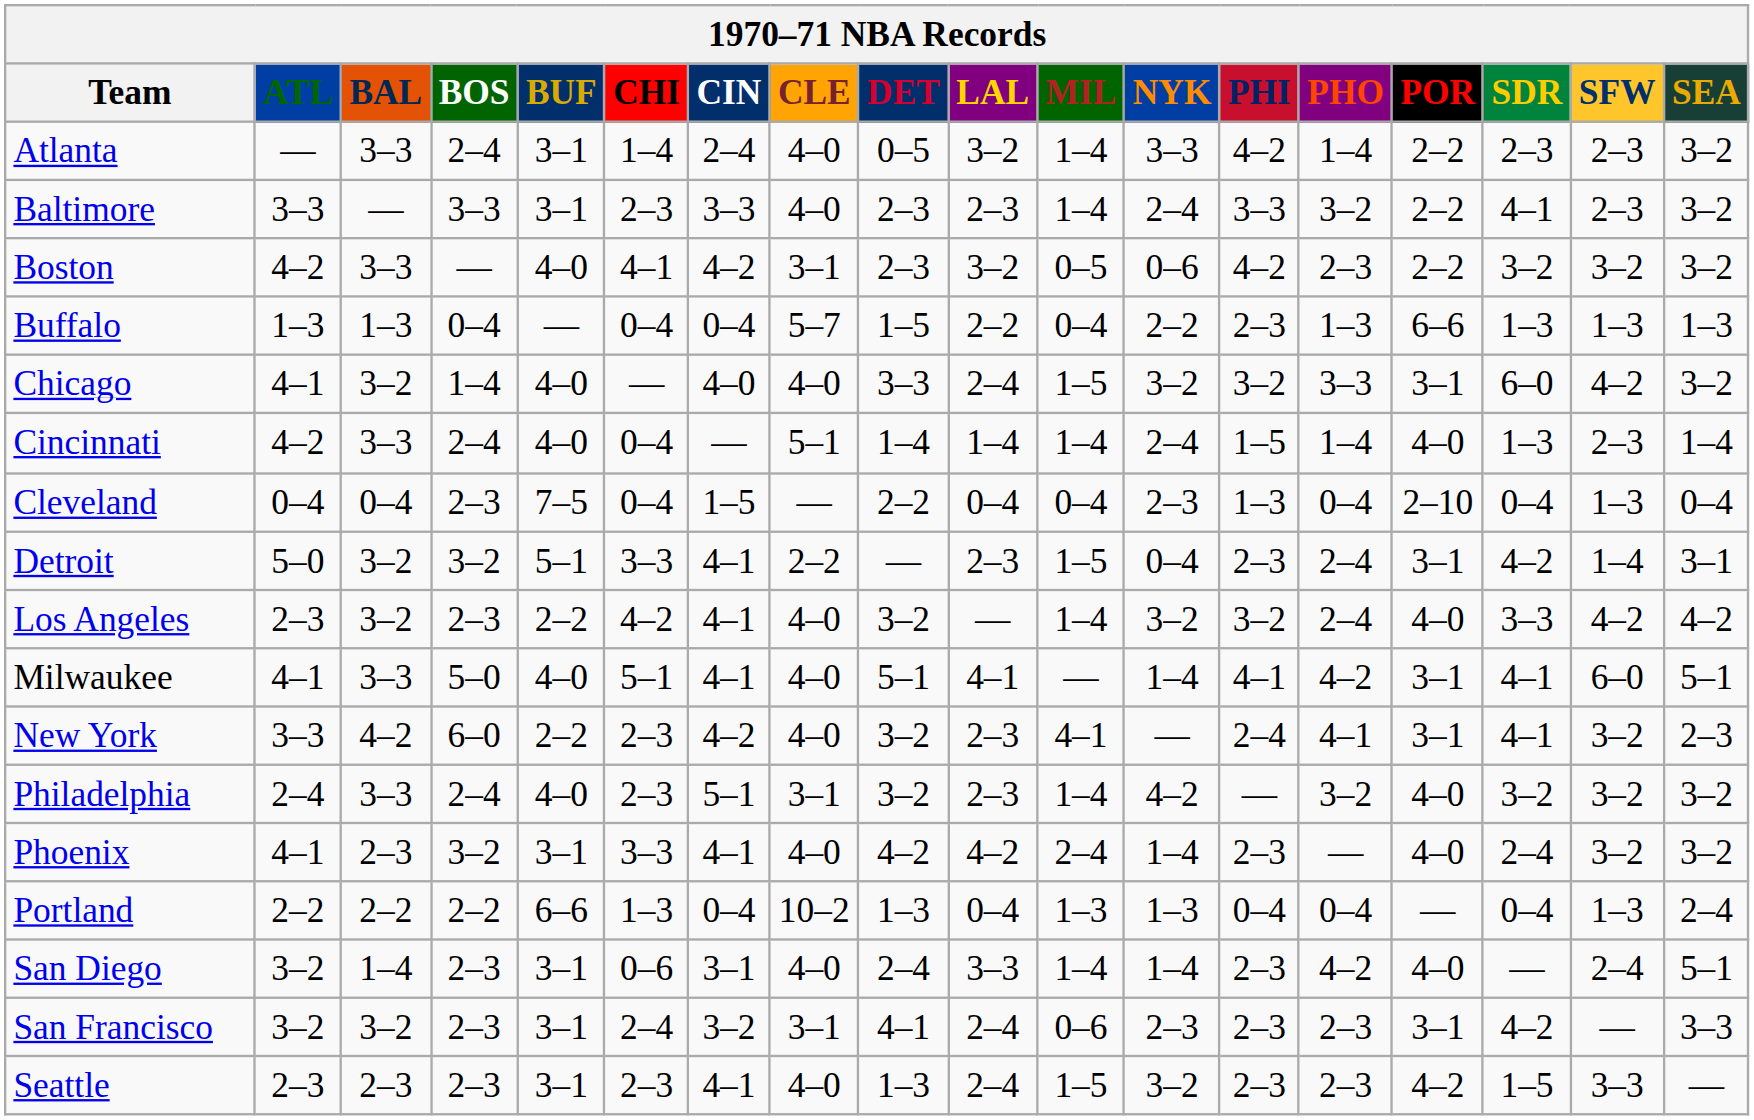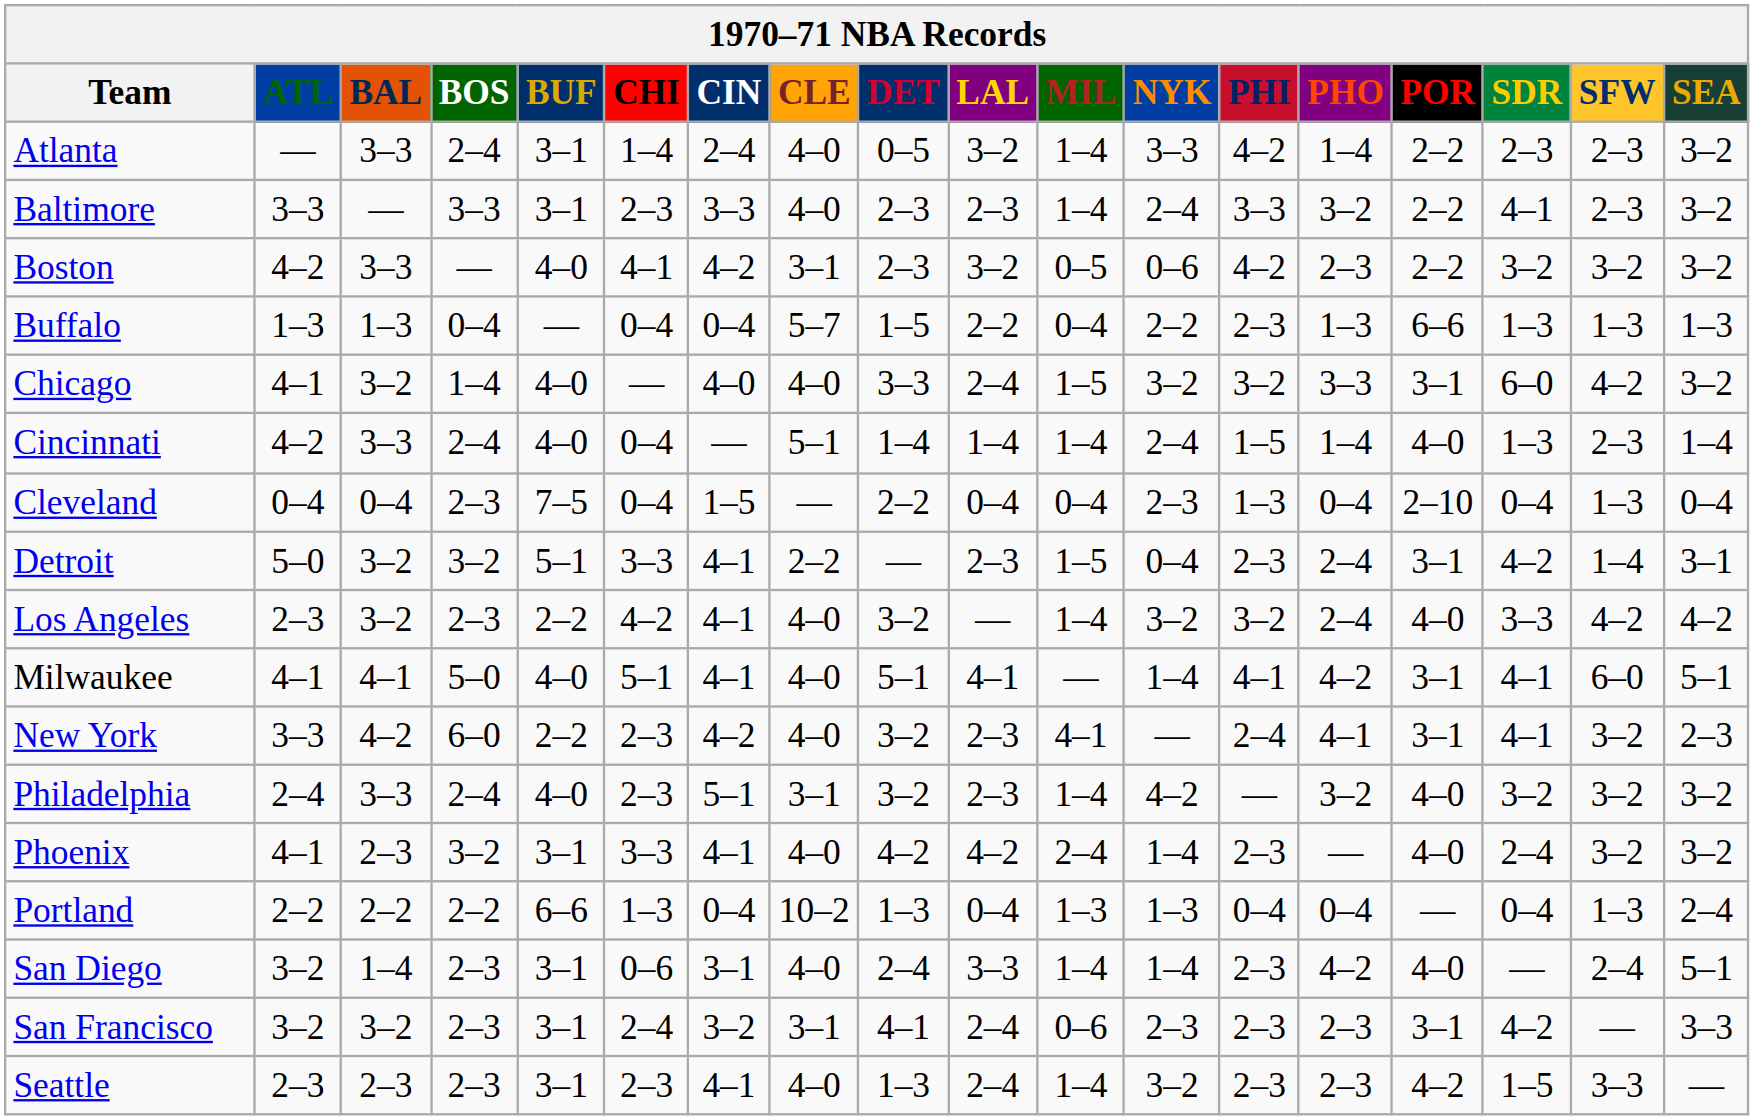(386, 676) 3–3 -> (386, 676) 4–1
(1081, 1085) 1–5 -> (1081, 1085) 1–4
